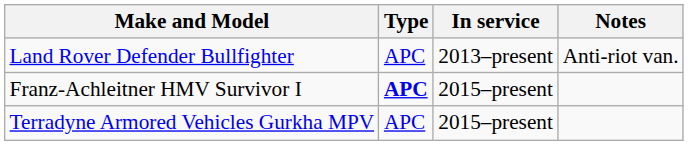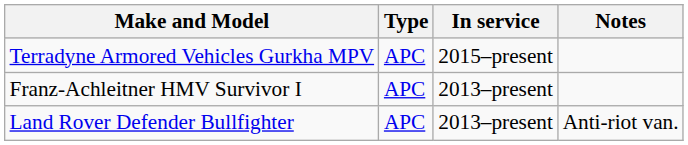rows swapped: (192, 122) <-> (152, 55)
(406, 88) bold -> (405, 88) normal
(496, 88) 2015–present -> (496, 88) 2013–present
